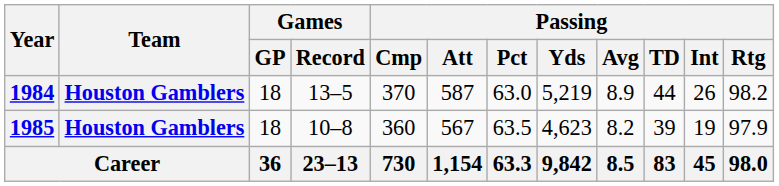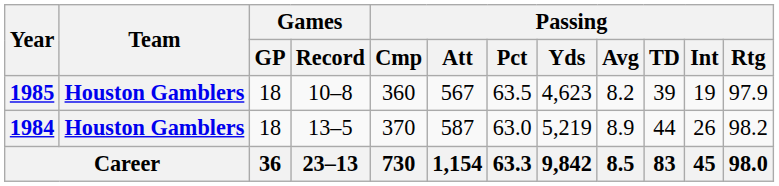rows swapped: (32, 92) <-> (32, 127)
